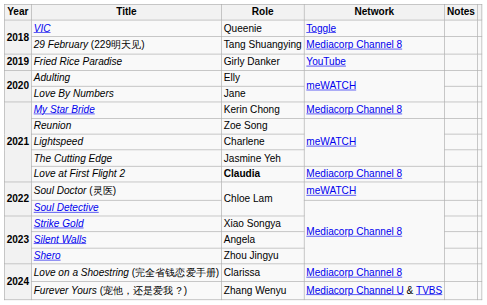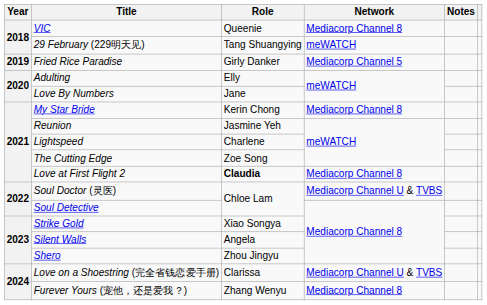(321, 28) Toggle -> (354, 28) Mediacorp Channel 8
(354, 45) Mediacorp Channel 8 -> (331, 45) meWATCH
(326, 62) YouTube -> (354, 62) Mediacorp Channel 5
(246, 126) Zoe Song -> (252, 126) Jasmine Yeh
(252, 158) Jasmine Yeh -> (246, 158) Zoe Song
(331, 191) meWATCH -> (374, 191) Mediacorp Channel U & TVBS
(354, 272) Mediacorp Channel 8 -> (374, 272) Mediacorp Channel U & TVBS
(374, 290) Mediacorp Channel U & TVBS -> (354, 290) Mediacorp Channel 8
